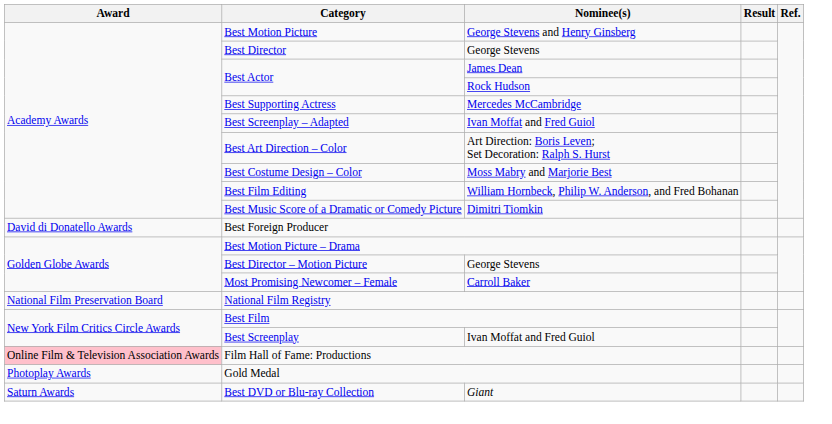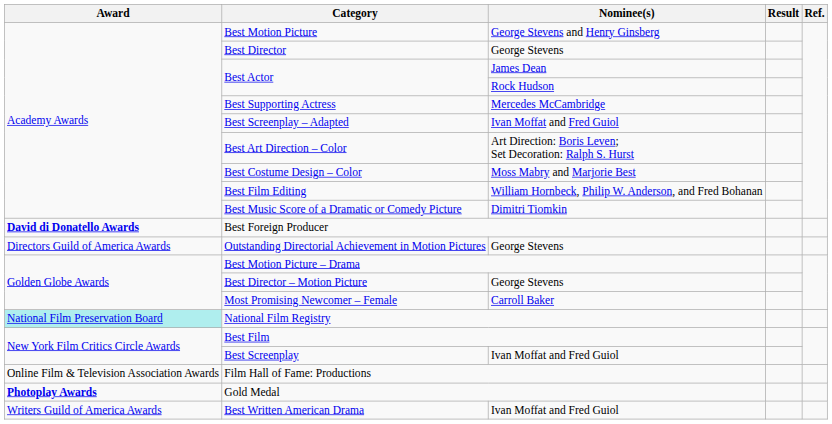(70, 227) normal -> (73, 227) bold
+ row: (355, 245)
(85, 300) no background -> (85, 318) paleturquoise background
(113, 355) pink background -> (113, 373) no background
(49, 373) normal -> (52, 391) bold
- row: (299, 391)
+ row: (294, 410)
